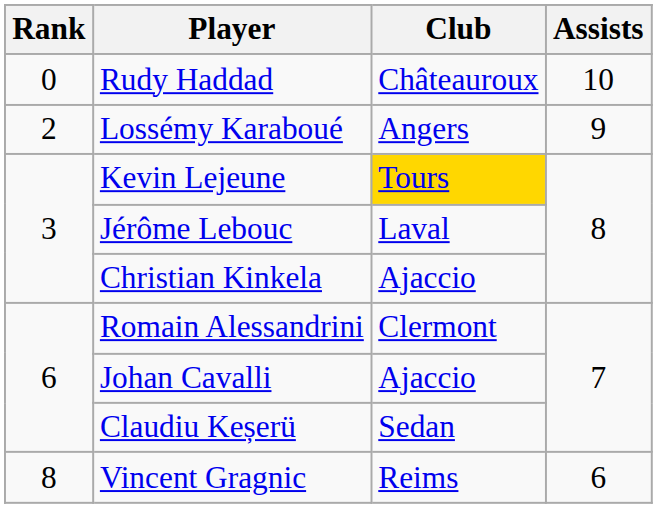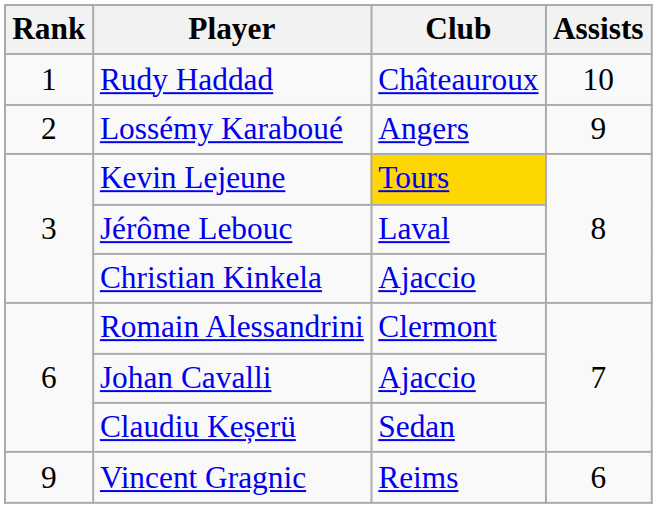(49, 79) 0 -> (49, 79) 1
(49, 476) 8 -> (49, 476) 9
